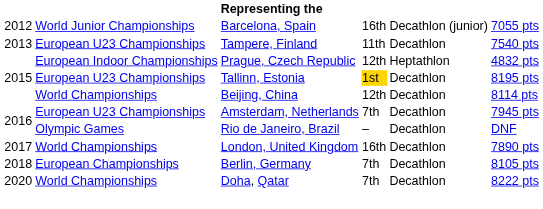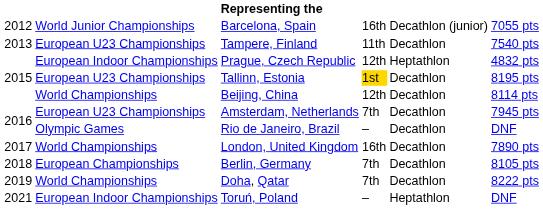(18, 181) 2020 -> (18, 181) 2019
+ row: (259, 198)
